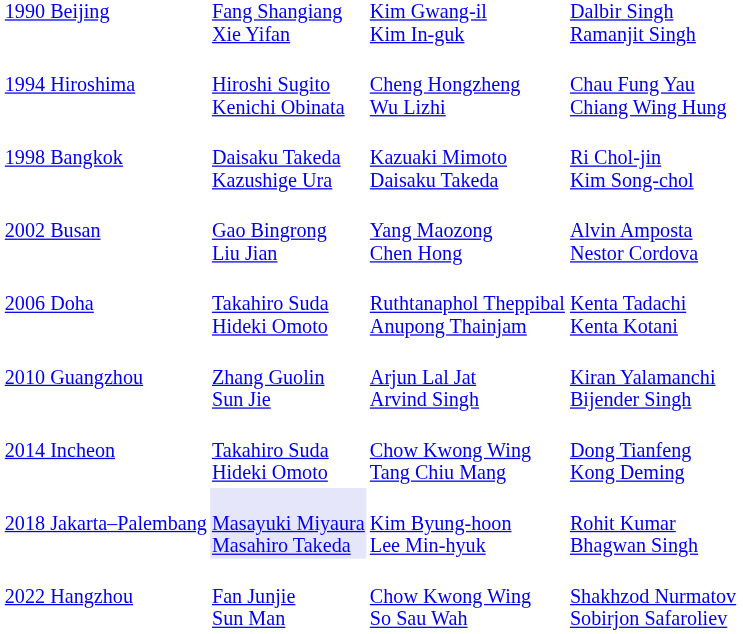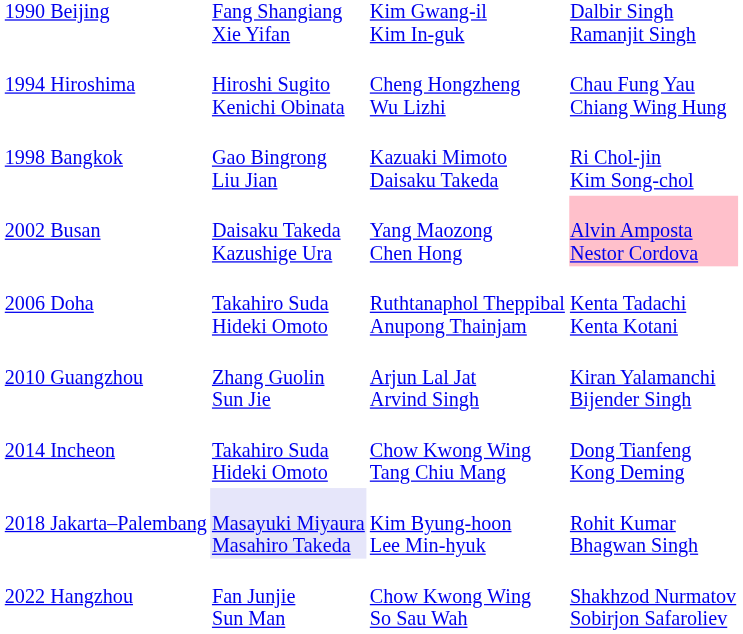(276, 169) Daisaku Takeda Kazushige Ura -> (269, 169) Gao Bingrong Liu Jian
(269, 242) Gao Bingrong Liu Jian -> (276, 242) Daisaku Takeda Kazushige Ura
(634, 242) no background -> (634, 242) pink background
